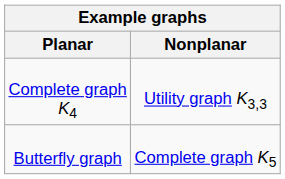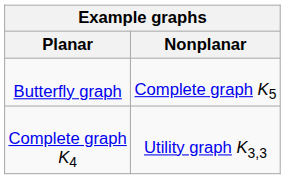rows swapped: (68, 158) <-> (68, 101)
